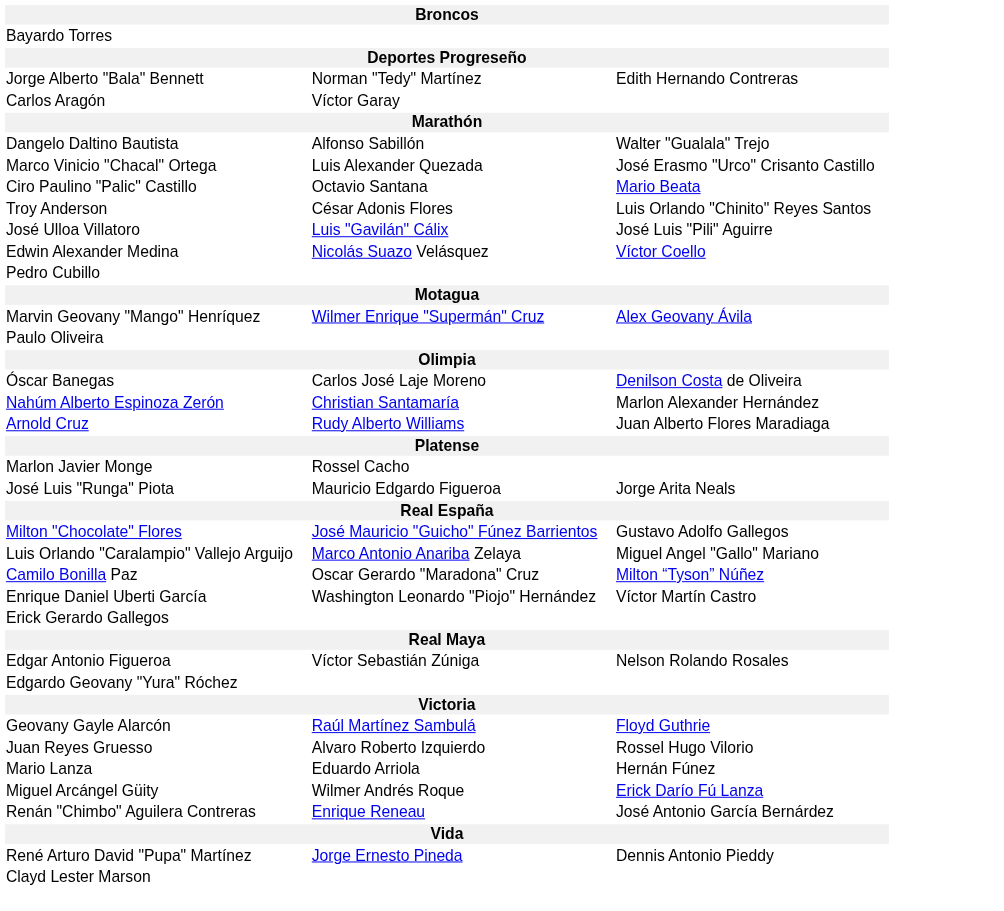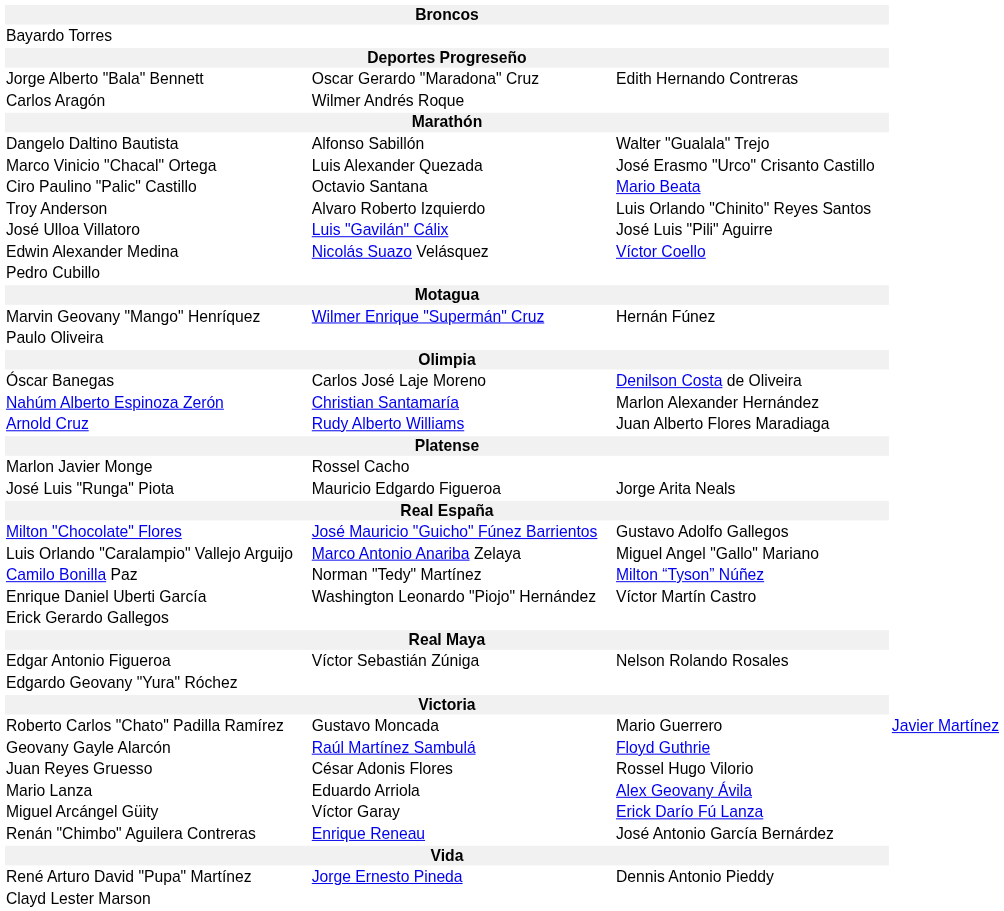(397, 79) Norman "Tedy" Martínez -> (425, 79) Oscar Gerardo "Maradona" Cruz
(356, 101) Víctor Garay -> (388, 101) Wilmer Andrés Roque
(382, 208) César Adonis Flores -> (398, 208) Alvaro Roberto Izquierdo
(684, 316) Alex Geovany Ávila -> (666, 316) Hernán Fúnez
(425, 575) Oscar Gerardo "Maradona" Cruz -> (397, 575) Norman "Tedy" Martínez
+ row: (145, 726)
(398, 747) Alvaro Roberto Izquierdo -> (382, 769) César Adonis Flores
(666, 769) Hernán Fúnez -> (684, 790) Alex Geovany Ávila
(388, 790) Wilmer Andrés Roque -> (356, 812) Víctor Garay
